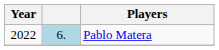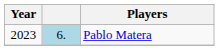(23, 34) 2022 -> (23, 34) 2023
